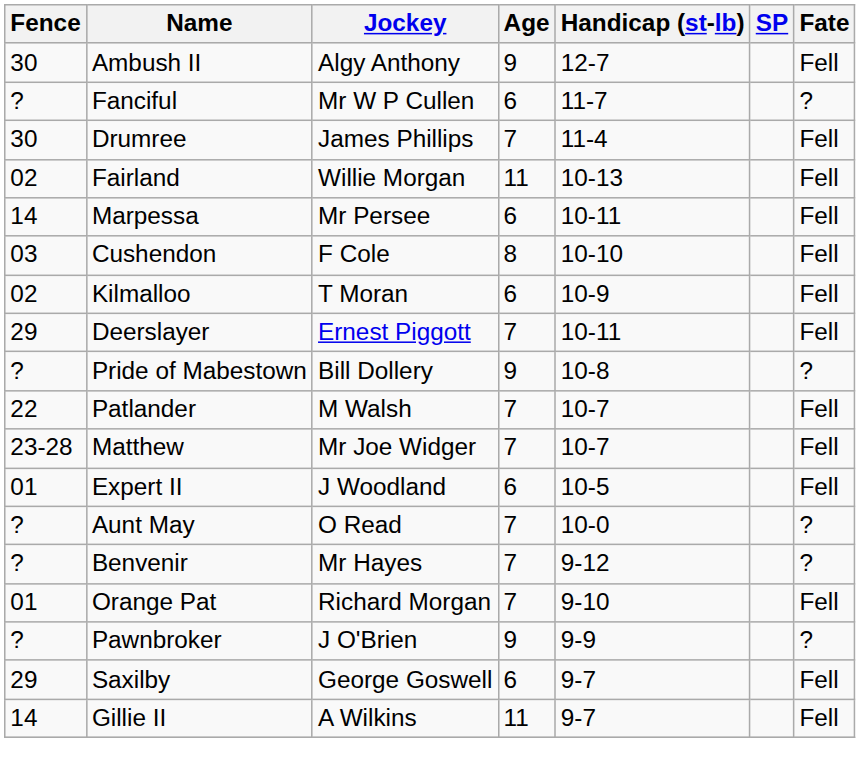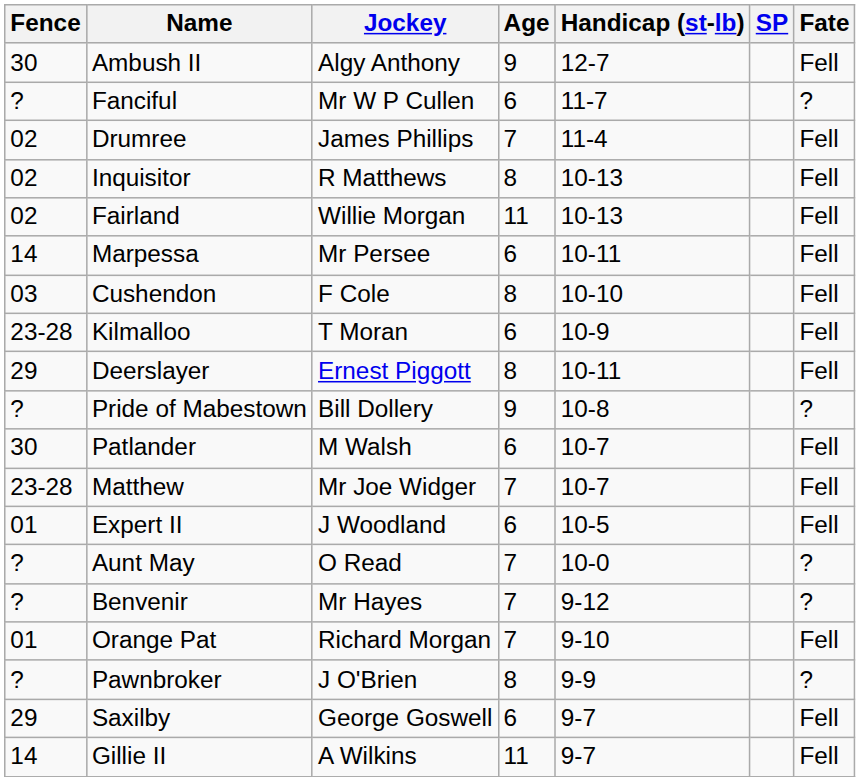(24, 139) 30 -> (24, 139) 02
+ row: (141, 178)
(24, 293) 02 -> (41, 332) 23-28
(510, 332) 7 -> (510, 370) 8
(24, 409) 22 -> (24, 448) 30
(510, 409) 7 -> (510, 448) 6
(510, 640) 9 -> (510, 679) 8
